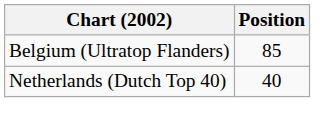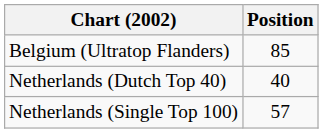+ row: (124, 111)
